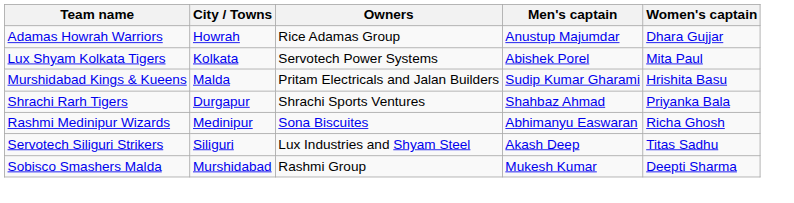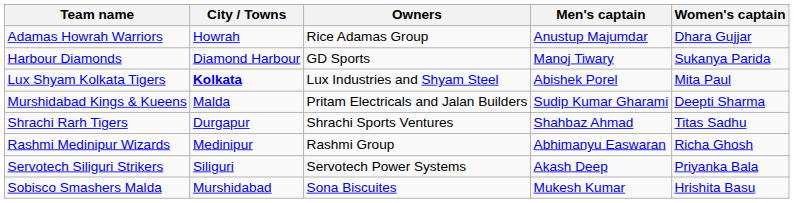+ row: (65, 58)
(216, 58) normal -> (218, 79) bold
(358, 58) Servotech Power Systems -> (403, 79) Lux Industries and Shyam Steel
(687, 79) Hrishita Basu -> (720, 101) Deepti Sharma
(688, 101) Priyanka Bala -> (710, 123) Titas Sadhu
(323, 123) Sona Biscuites -> (350, 144) Rashmi Group
(374, 144) Lux Industries and Shyam Steel -> (386, 166) Servotech Power Systems
(682, 144) Titas Sadhu -> (716, 166) Priyanka Bala
(322, 166) Rashmi Group -> (352, 187) Sona Biscuites
(692, 166) Deepti Sharma -> (715, 187) Hrishita Basu
